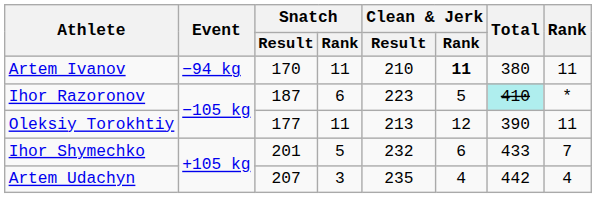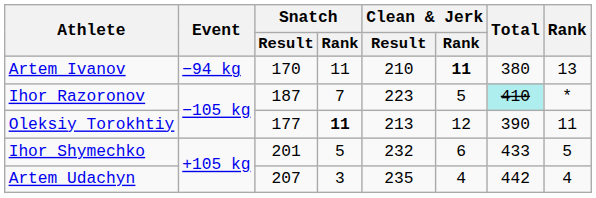(567, 70) 11 -> (567, 70) 13
(340, 97) 6 -> (340, 97) 7
(340, 124) normal -> (340, 124) bold
(567, 152) 7 -> (567, 152) 5
